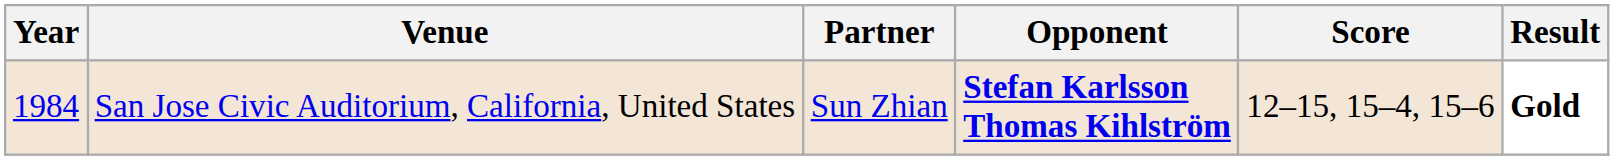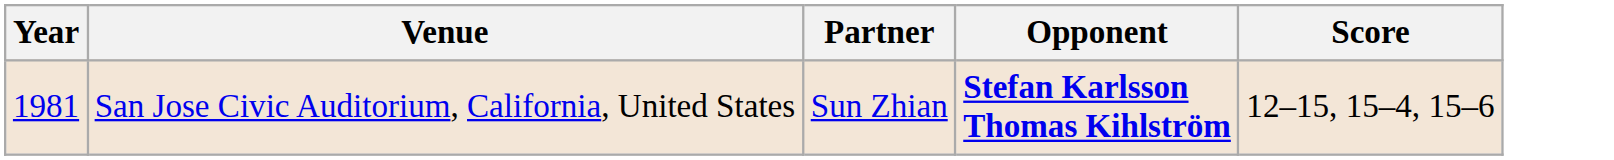- column: (1555, 32)
(46, 106) 1984 -> (46, 106) 1981
